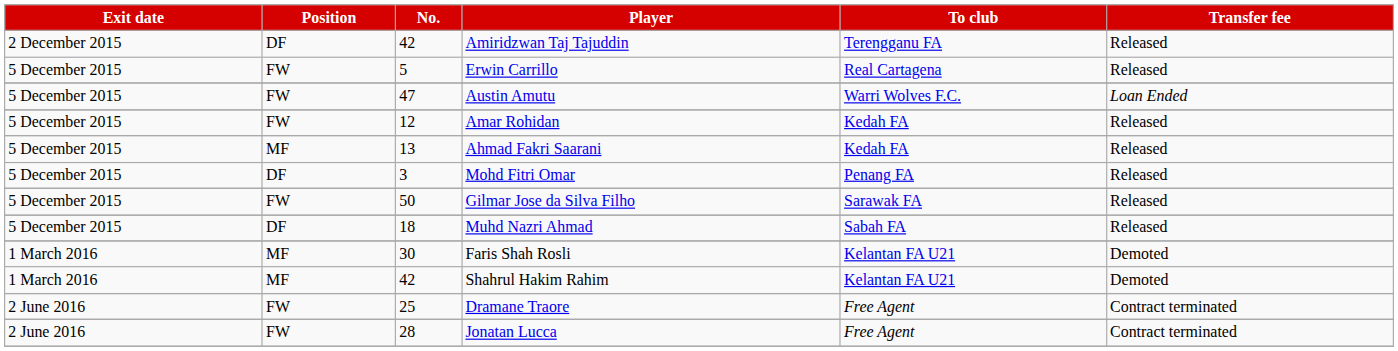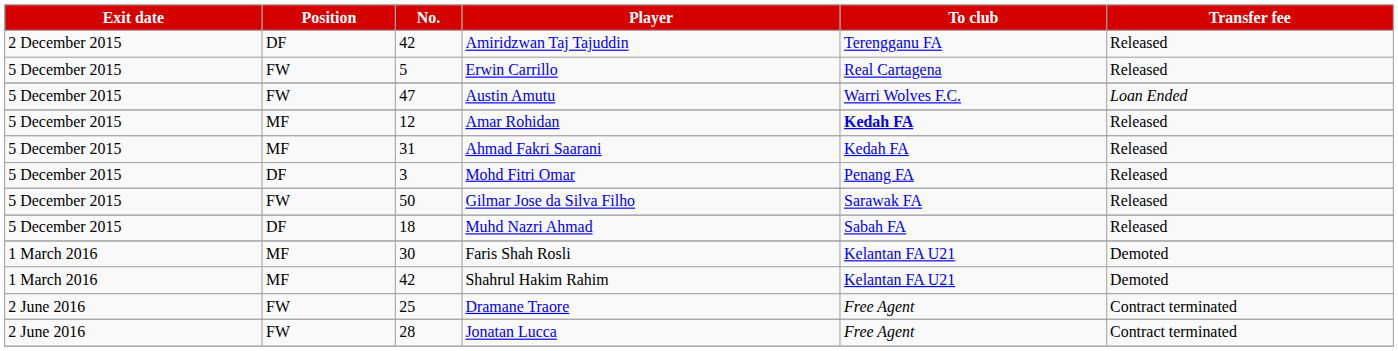(278, 122) FW -> (278, 122) MF
(876, 122) normal -> (879, 122) bold
(407, 148) 13 -> (407, 148) 31
